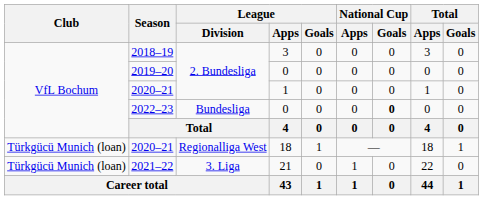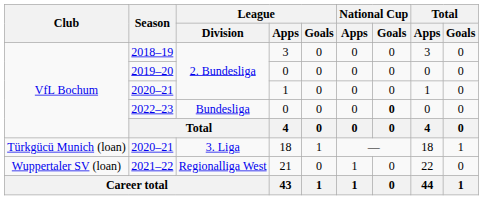(223, 147) Regionalliga West -> (223, 147) 3. Liga
(66, 166) Türkgücü Munich (loan) -> (66, 166) Wuppertaler SV (loan)
(223, 166) 3. Liga -> (223, 166) Regionalliga West
